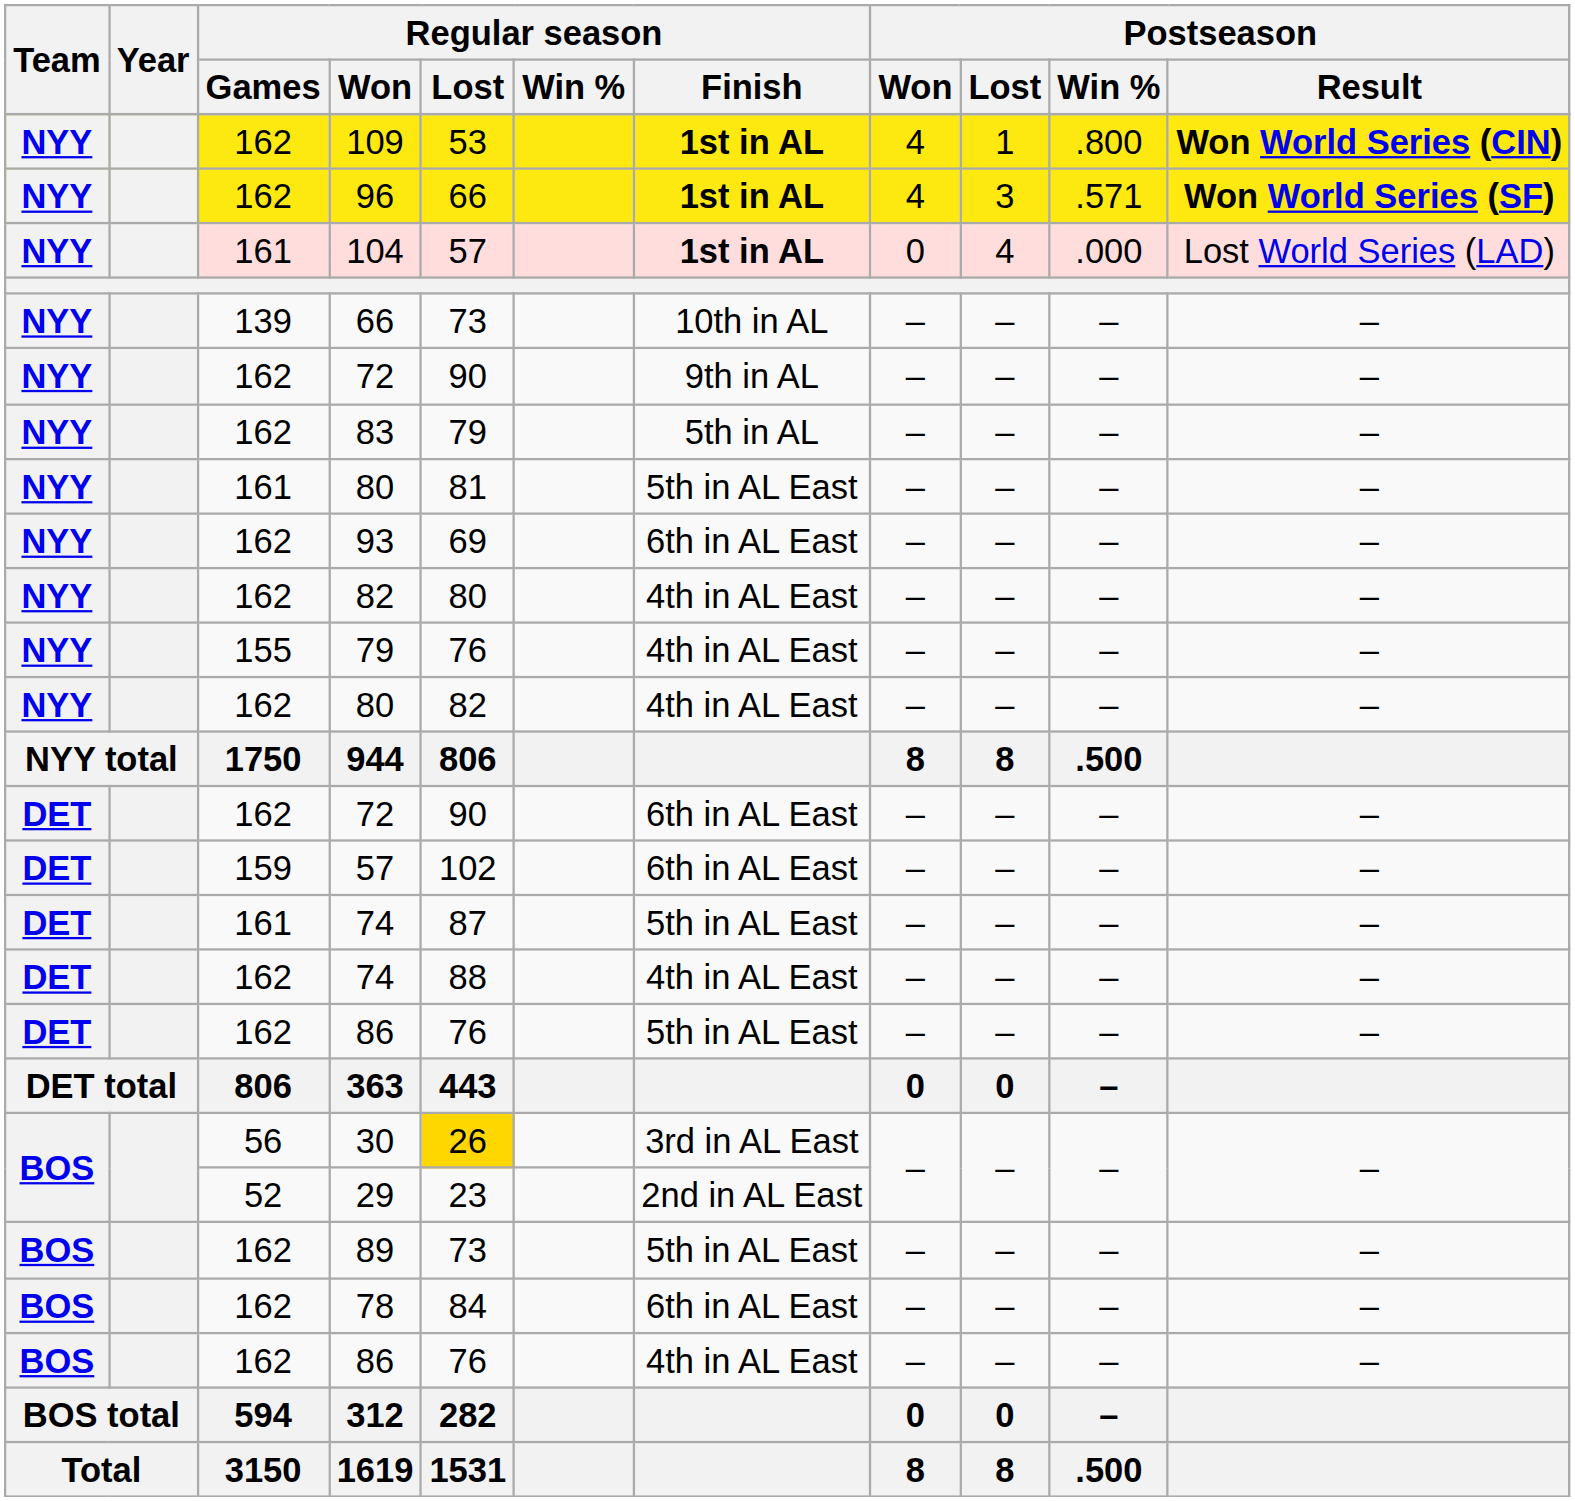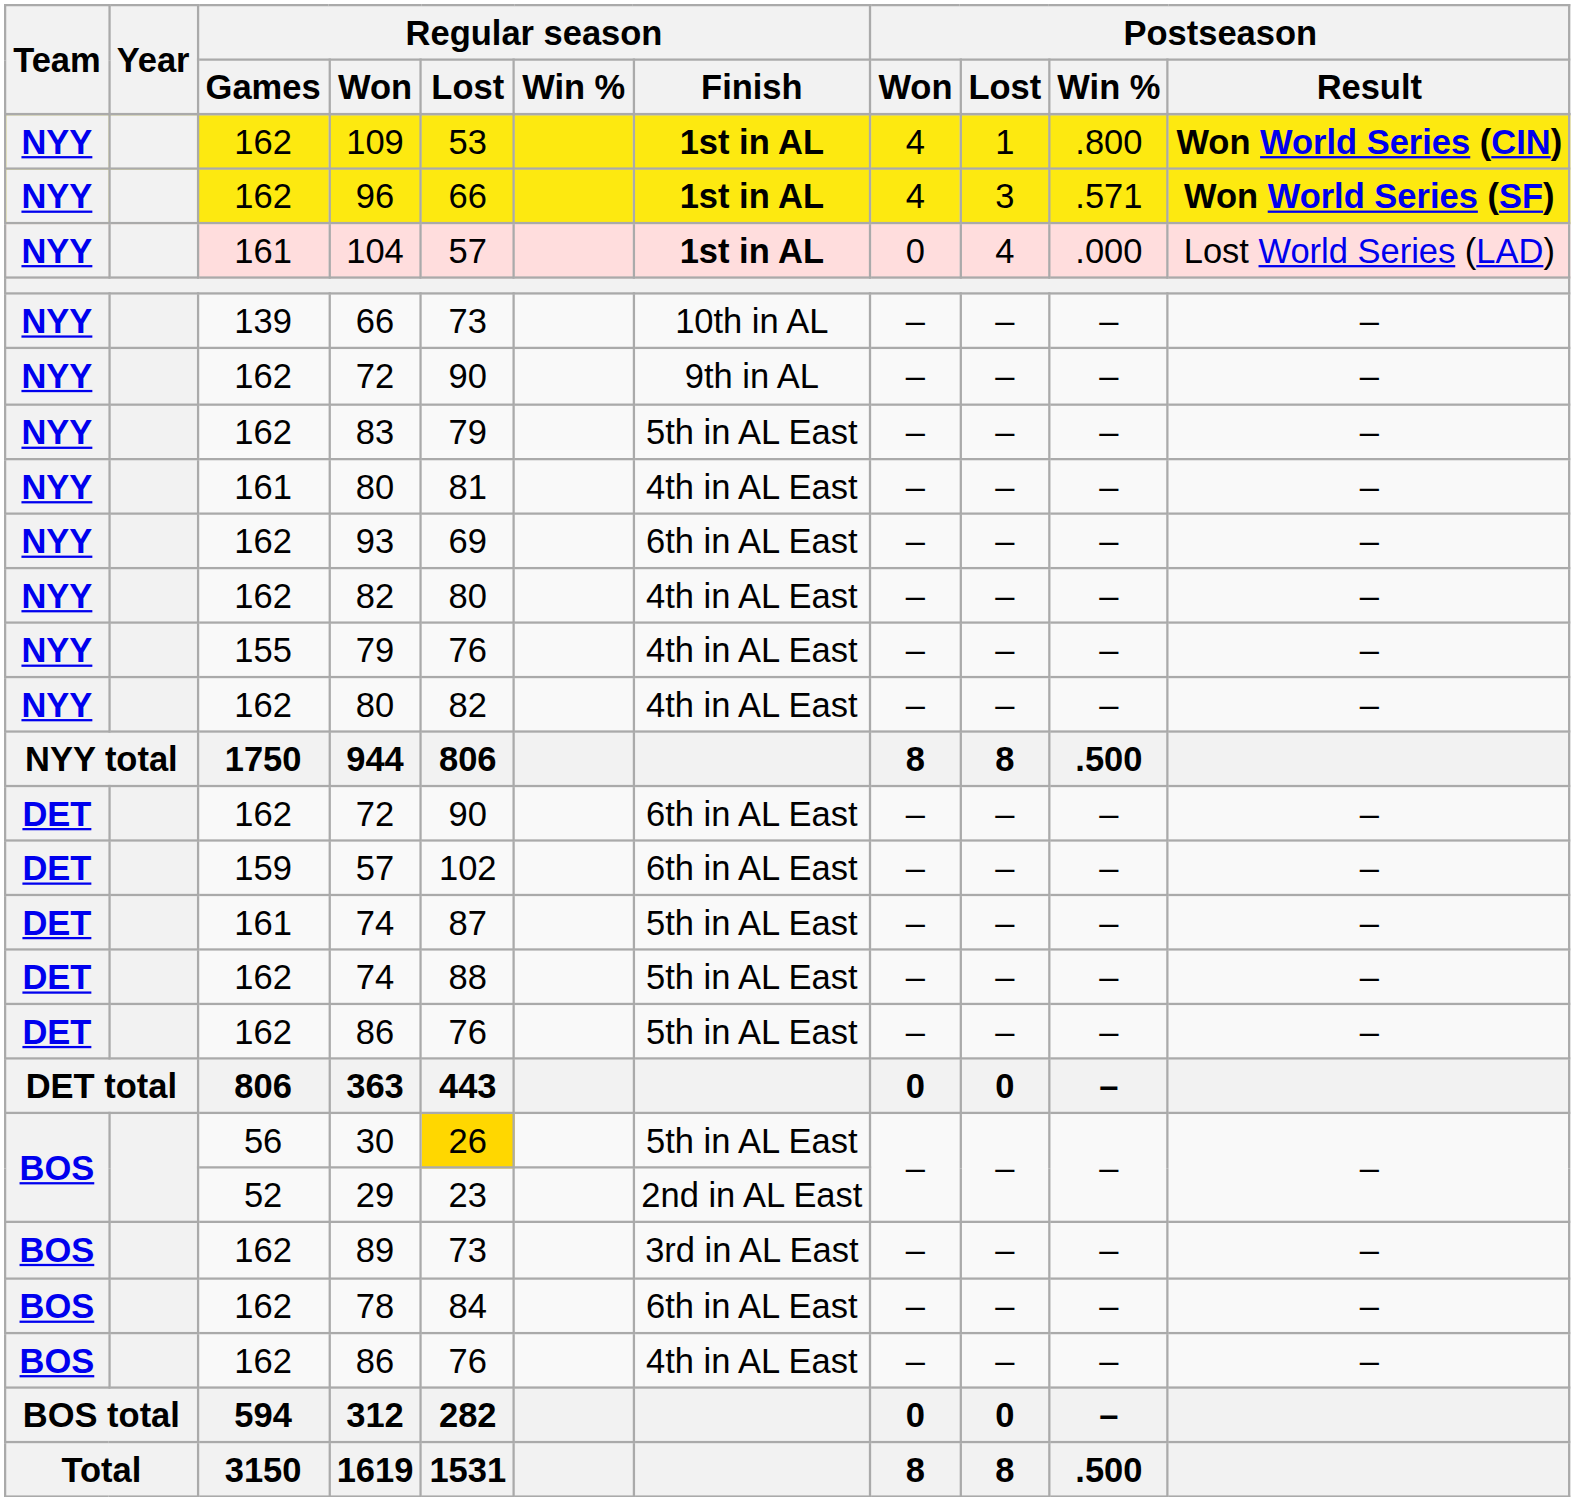(752, 431) 5th in AL -> (752, 431) 5th in AL East
(752, 486) 5th in AL East -> (752, 486) 4th in AL East
(752, 977) 4th in AL East -> (752, 977) 5th in AL East
(752, 1141) 3rd in AL East -> (752, 1141) 5th in AL East
(752, 1250) 5th in AL East -> (752, 1250) 3rd in AL East
